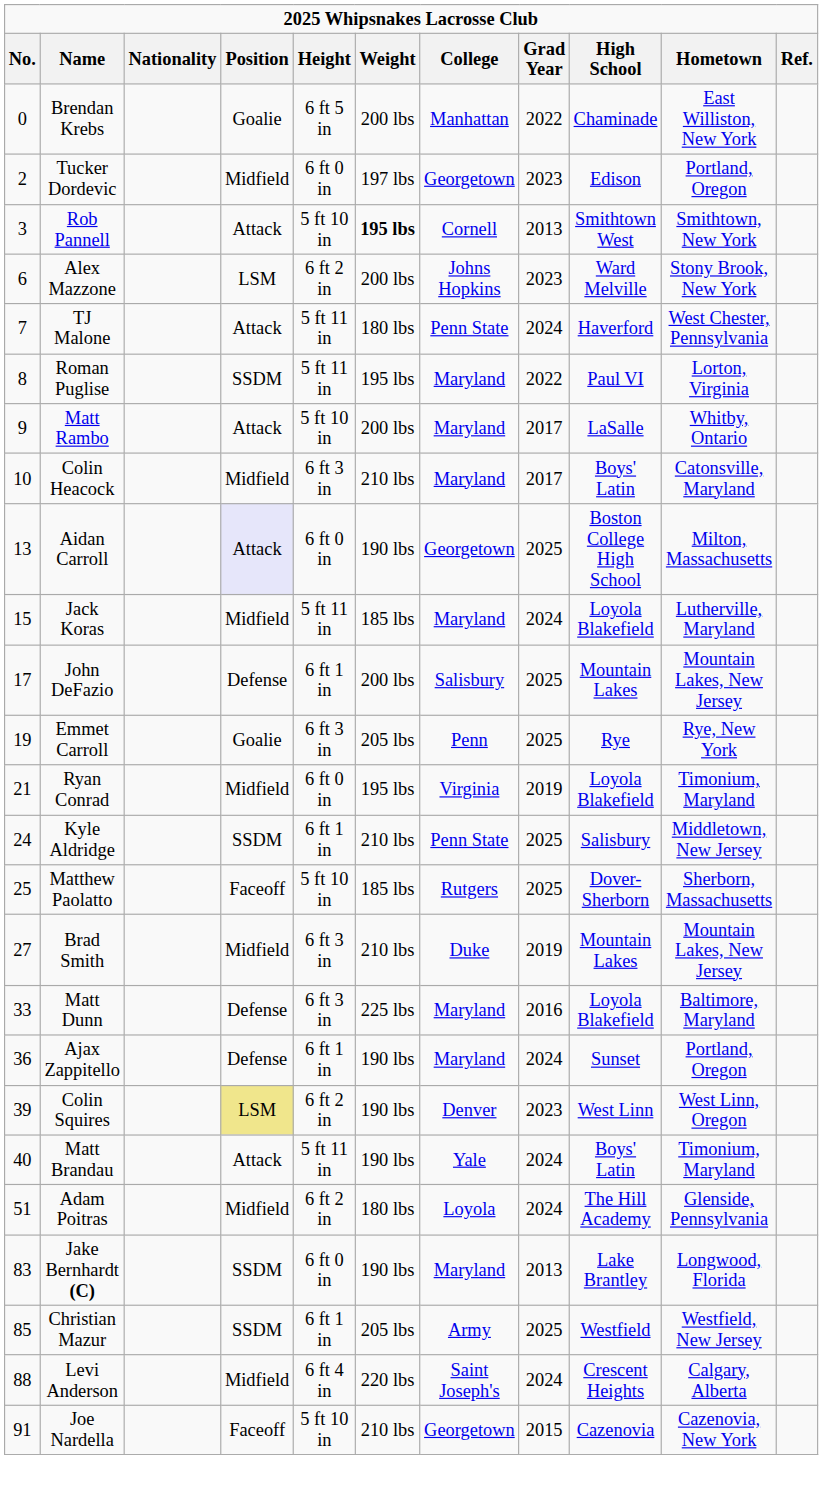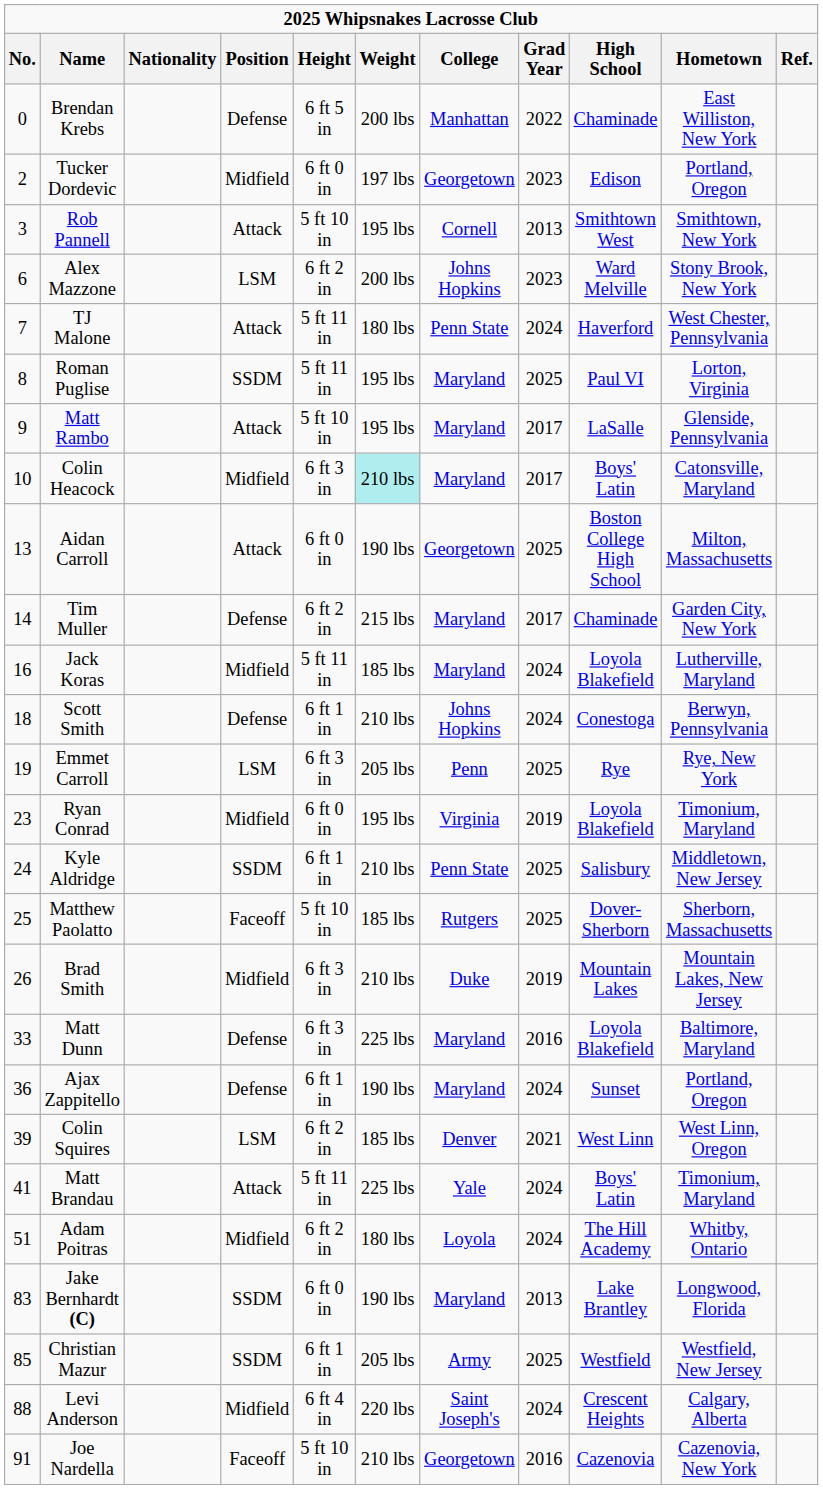(257, 118) Goalie -> (257, 118) Defense
(388, 228) bold -> (388, 228) normal
(544, 378) 2022 -> (544, 378) 2025
(388, 428) 200 lbs -> (388, 428) 195 lbs
(719, 428) Whitby, Ontario -> (719, 428) Glenside, Pennsylvania
(388, 478) no background -> (388, 478) paleturquoise background
(257, 548) lavender background -> (257, 548) no background
+ row: (82, 619)
(22, 619) 15 -> (22, 669) 16
- row: (82, 679)
+ row: (82, 719)
(257, 739) Goalie -> (257, 769) LSM
(22, 789) 21 -> (22, 819) 23
(22, 949) 27 -> (22, 979) 26
(257, 1109) khaki background -> (257, 1139) no background
(388, 1109) 190 lbs -> (388, 1139) 185 lbs
(544, 1109) 2023 -> (544, 1139) 2021
(22, 1159) 40 -> (22, 1188) 41
(388, 1159) 190 lbs -> (388, 1188) 225 lbs
(719, 1209) Glenside, Pennsylvania -> (719, 1238) Whitby, Ontario
(544, 1429) 2015 -> (544, 1459) 2016
